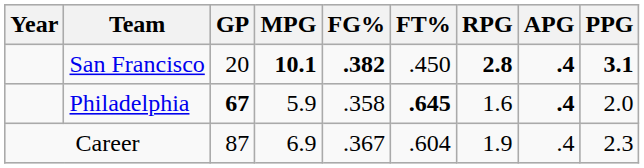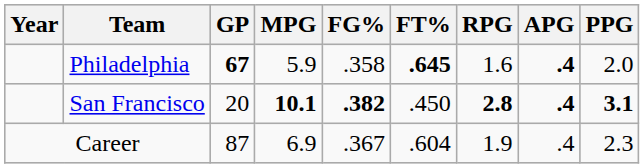rows swapped: (129, 103) <-> (137, 64)
